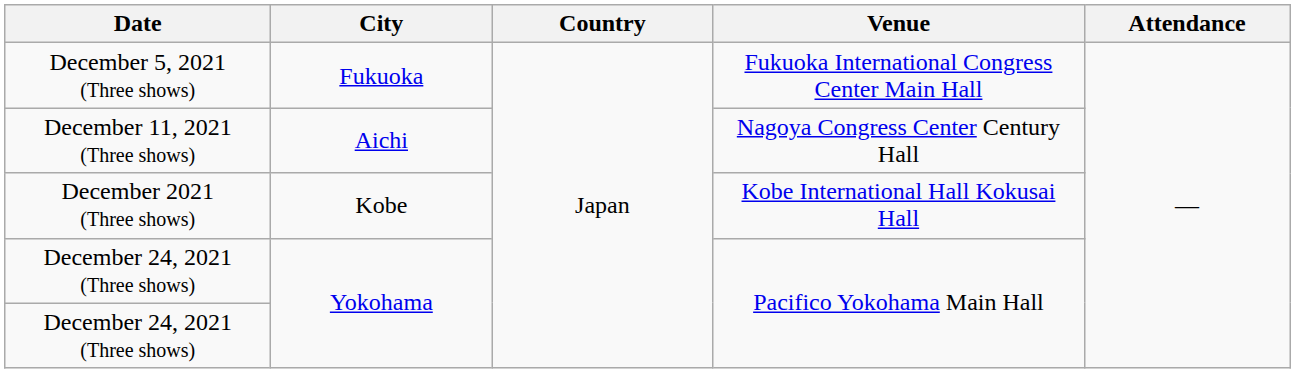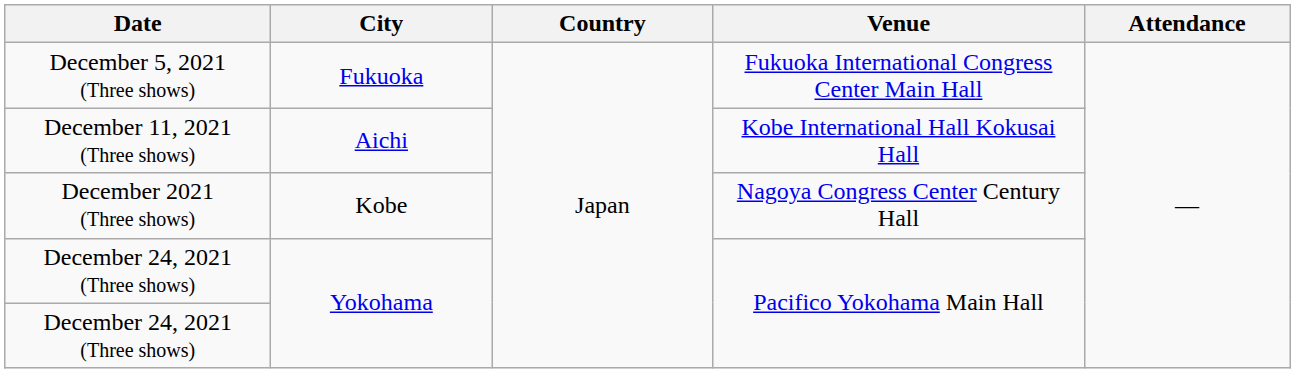(898, 140) Nagoya Congress Center Century Hall -> (898, 140) Kobe International Hall Kokusai Hall
(898, 205) Kobe International Hall Kokusai Hall -> (898, 205) Nagoya Congress Center Century Hall
